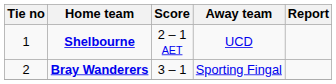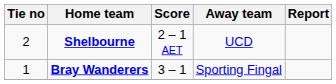(26, 42) 1 -> (26, 42) 2
(26, 69) 2 -> (26, 69) 1
